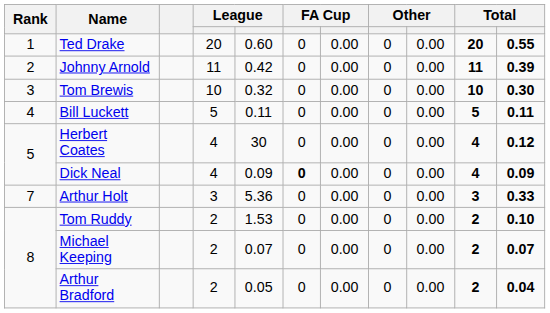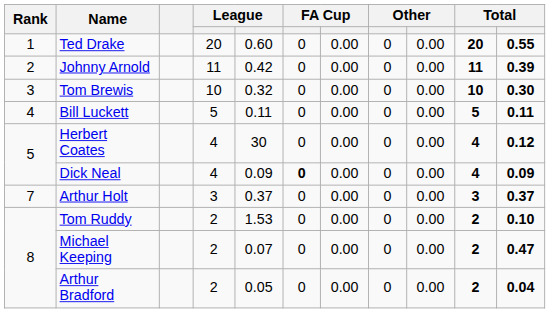(259, 196) 5.36 -> (259, 196) 0.37
(521, 196) 0.33 -> (521, 196) 0.37
(521, 249) 0.07 -> (521, 249) 0.47
